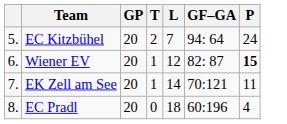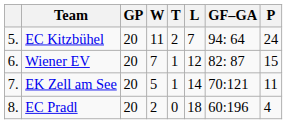+ column: (157, 15)
(250, 61) bold -> (271, 61) normal
